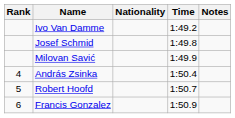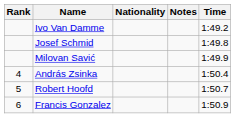columns swapped: (183, 12) <-> (215, 12)
